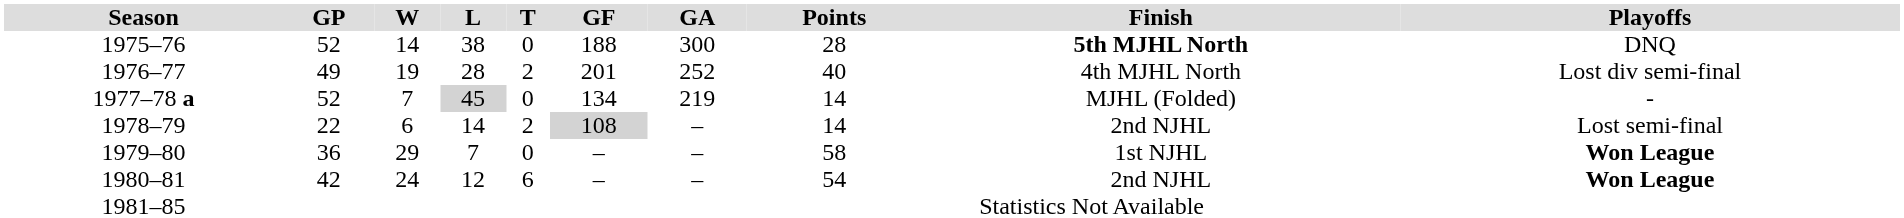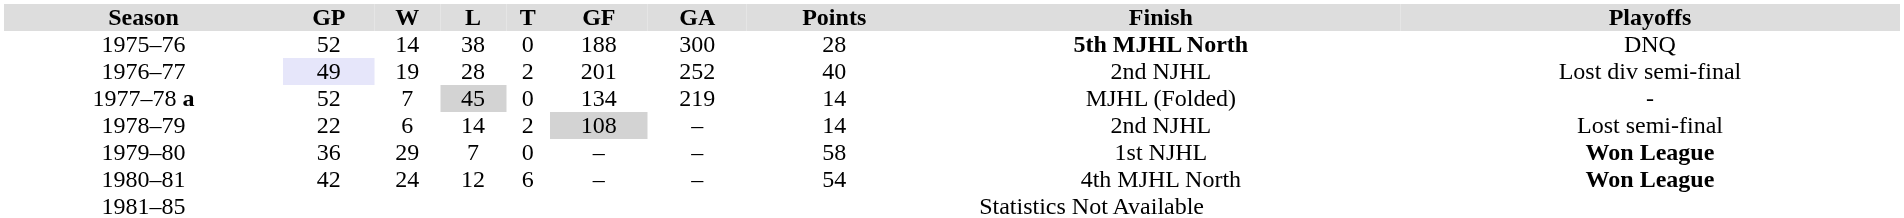(329, 71) no background -> (329, 71) lavender background
(1161, 71) 4th MJHL North -> (1161, 71) 2nd NJHL
(1161, 179) 2nd NJHL -> (1161, 179) 4th MJHL North
